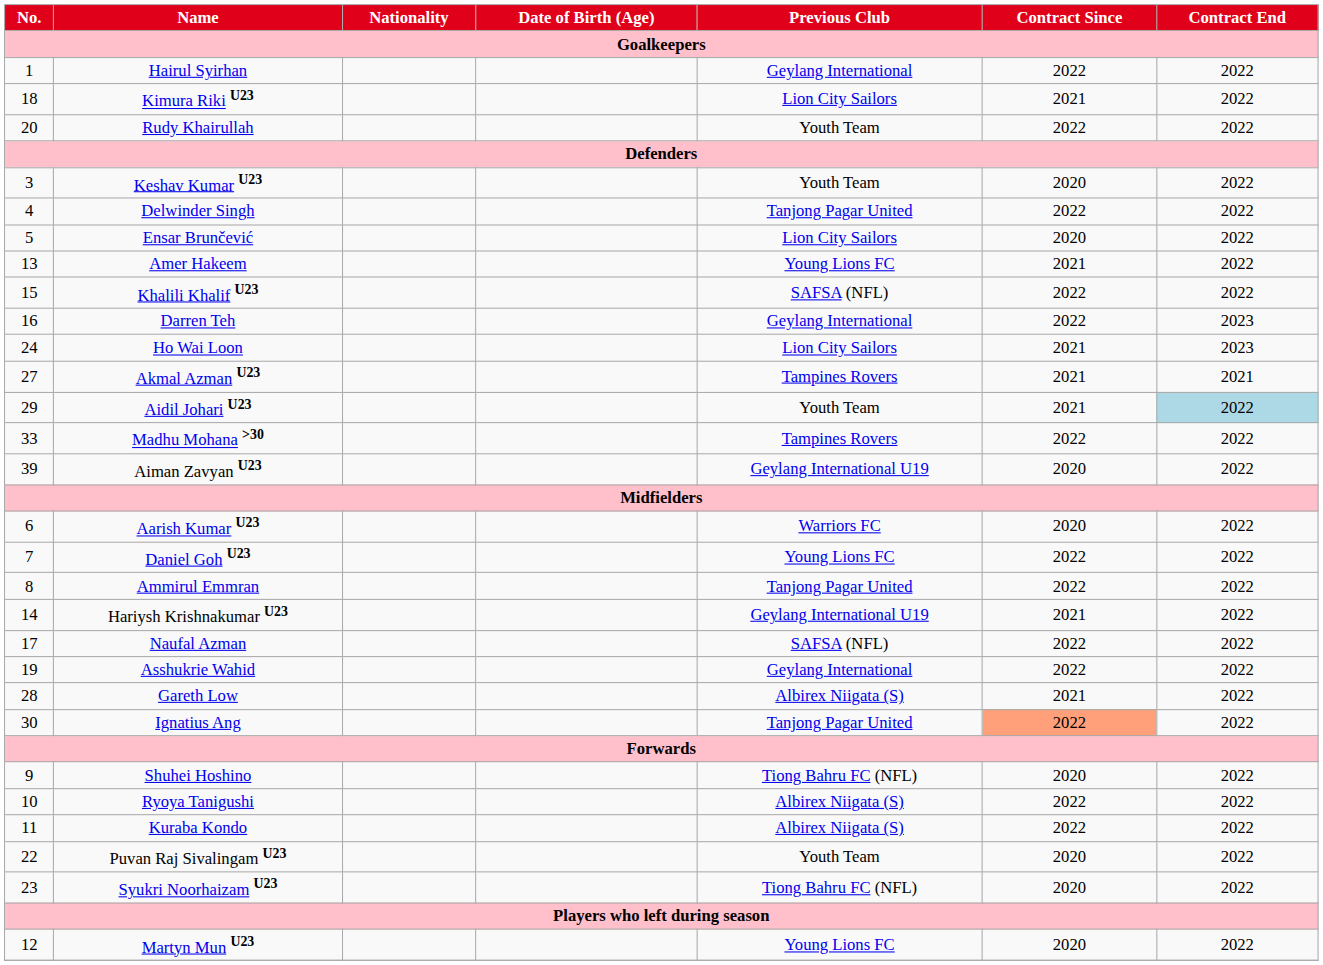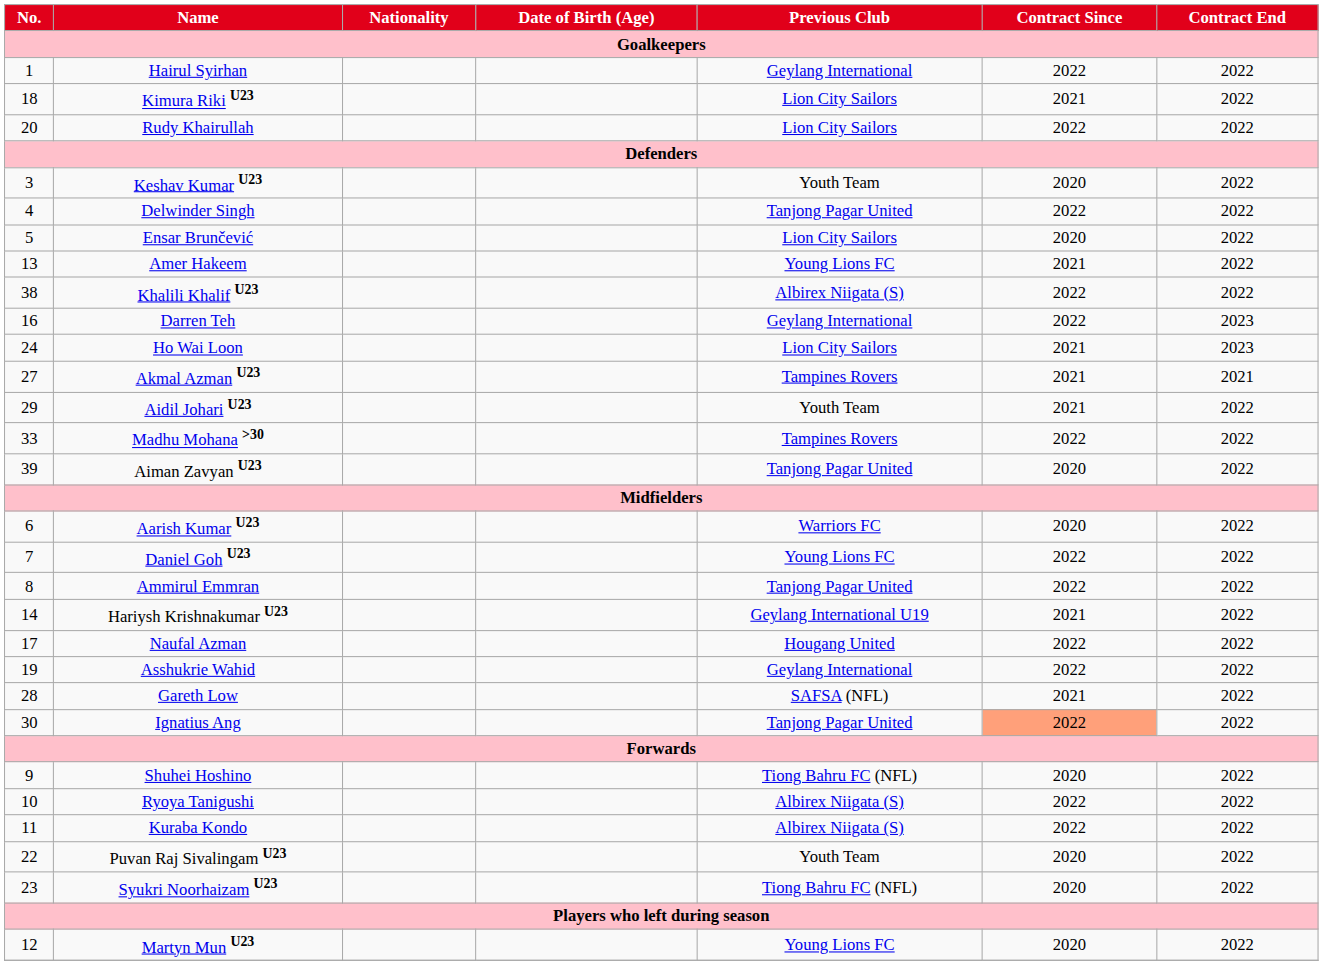(840, 127) Youth Team -> (840, 127) Lion City Sailors
(29, 292) 15 -> (29, 292) 38
(840, 292) SAFSA (NFL) -> (840, 292) Albirex Niigata (S)
(1237, 407) lightblue background -> (1237, 407) no background
(840, 469) Geylang International U19 -> (840, 469) Tanjong Pagar United
(840, 643) SAFSA (NFL) -> (840, 643) Hougang United
(840, 696) Albirex Niigata (S) -> (840, 696) SAFSA (NFL)
